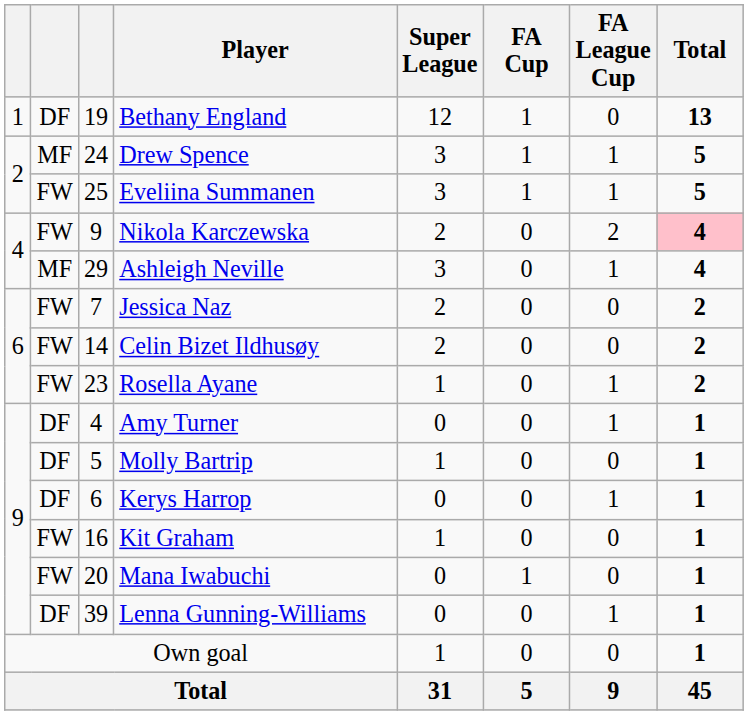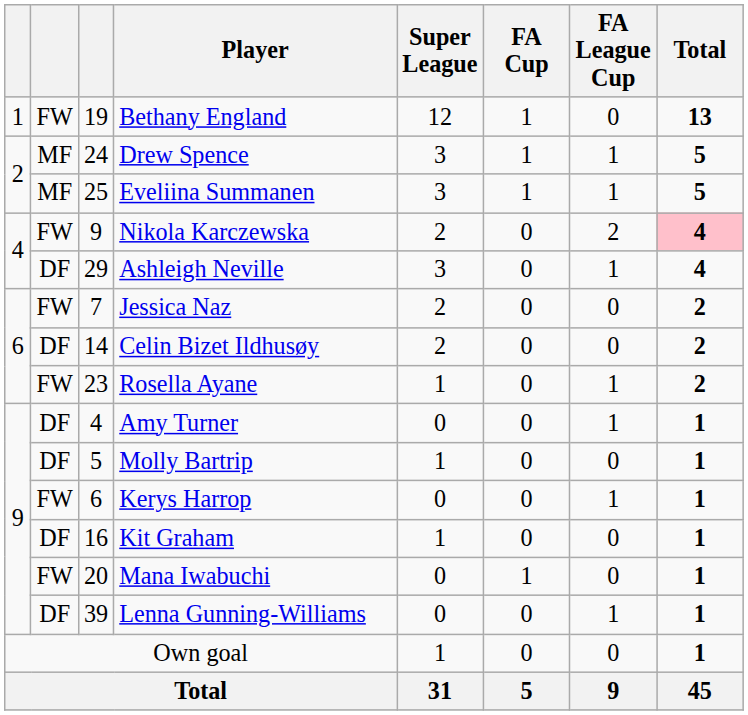(55, 116) DF -> (55, 116) FW
(55, 192) FW -> (55, 192) MF
(55, 269) MF -> (55, 269) DF
(55, 346) FW -> (55, 346) DF
(55, 499) DF -> (55, 499) FW
(55, 537) FW -> (55, 537) DF
